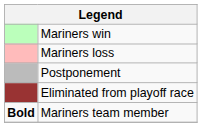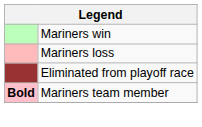- row: (81, 73)
(21, 112) no background -> (21, 93) pink background
